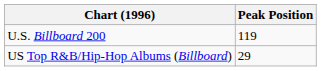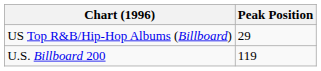rows swapped: (56, 35) <-> (120, 55)
